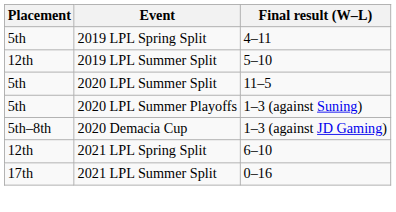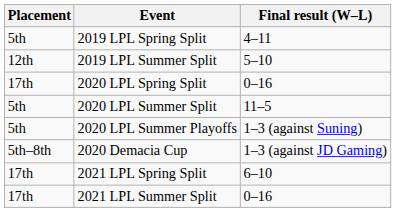+ row: (142, 83)
(20, 151) 12th -> (20, 173) 17th
